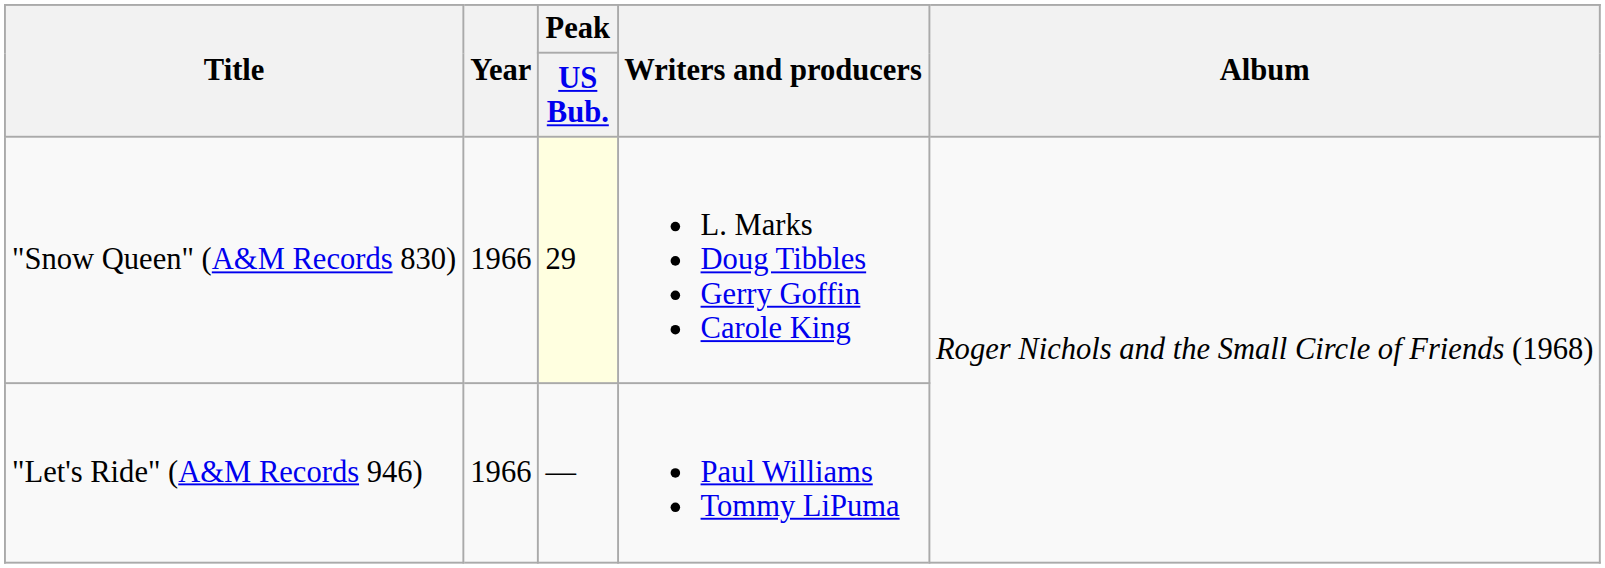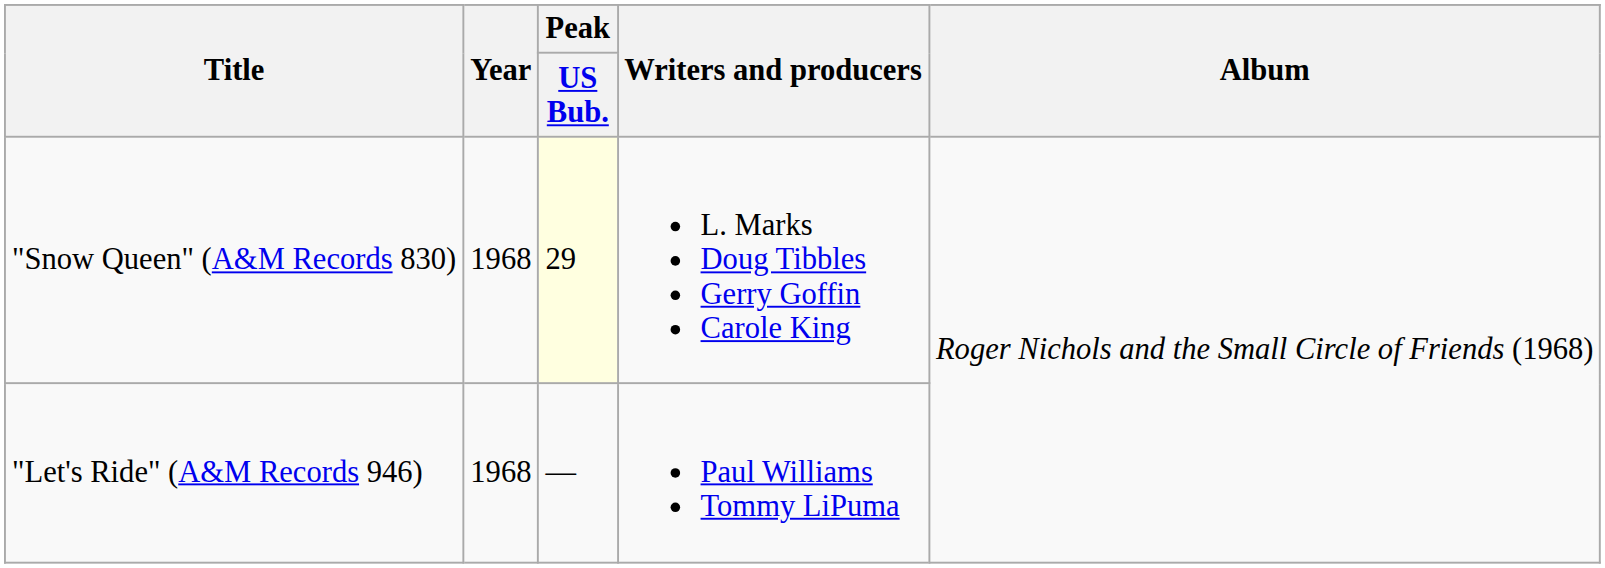(501, 259) 1966 -> (501, 259) 1968
(501, 472) 1966 -> (501, 472) 1968
